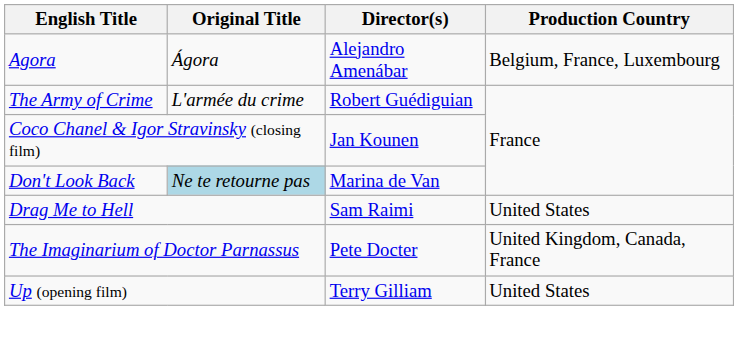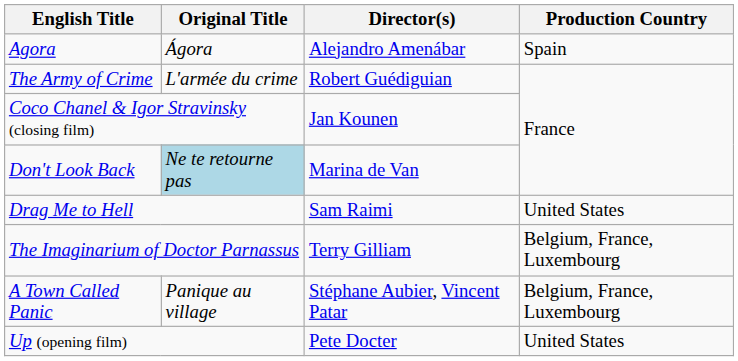(605, 59) Belgium, France, Luxembourg -> (545, 49) Spain
(374, 250) Pete Docter -> (360, 250) Terry Gilliam
(588, 250) United Kingdom, Canada, France -> (589, 250) Belgium, France, Luxembourg
+ row: (64, 300)
(381, 290) Terry Gilliam -> (353, 341) Pete Docter
